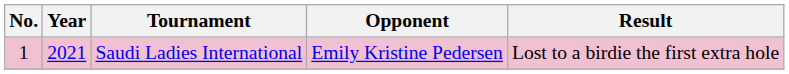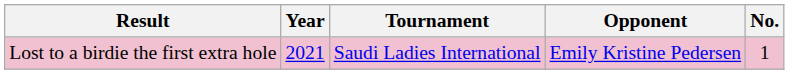columns swapped: (24, 20) <-> (646, 20)
